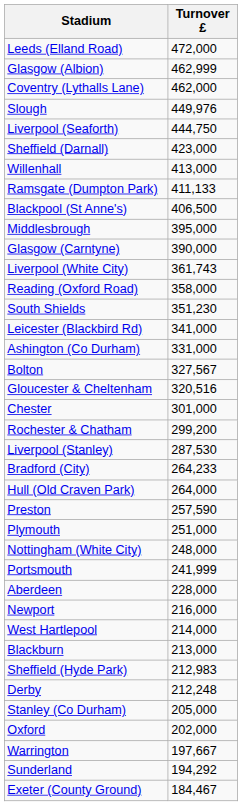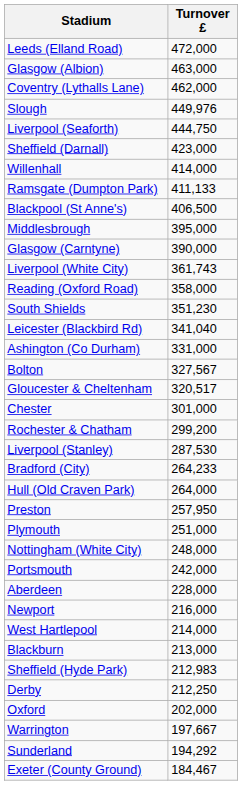(194, 68) 462,999 -> (194, 68) 463,000
(194, 169) 413,000 -> (194, 169) 414,000
(194, 329) 341,000 -> (194, 329) 341,040
(194, 389) 320,516 -> (194, 389) 320,517
(194, 509) 257,590 -> (194, 509) 257,950
(194, 569) 241,999 -> (194, 569) 242,000
(194, 690) 212,248 -> (194, 690) 212,250
- row: (67, 710)
